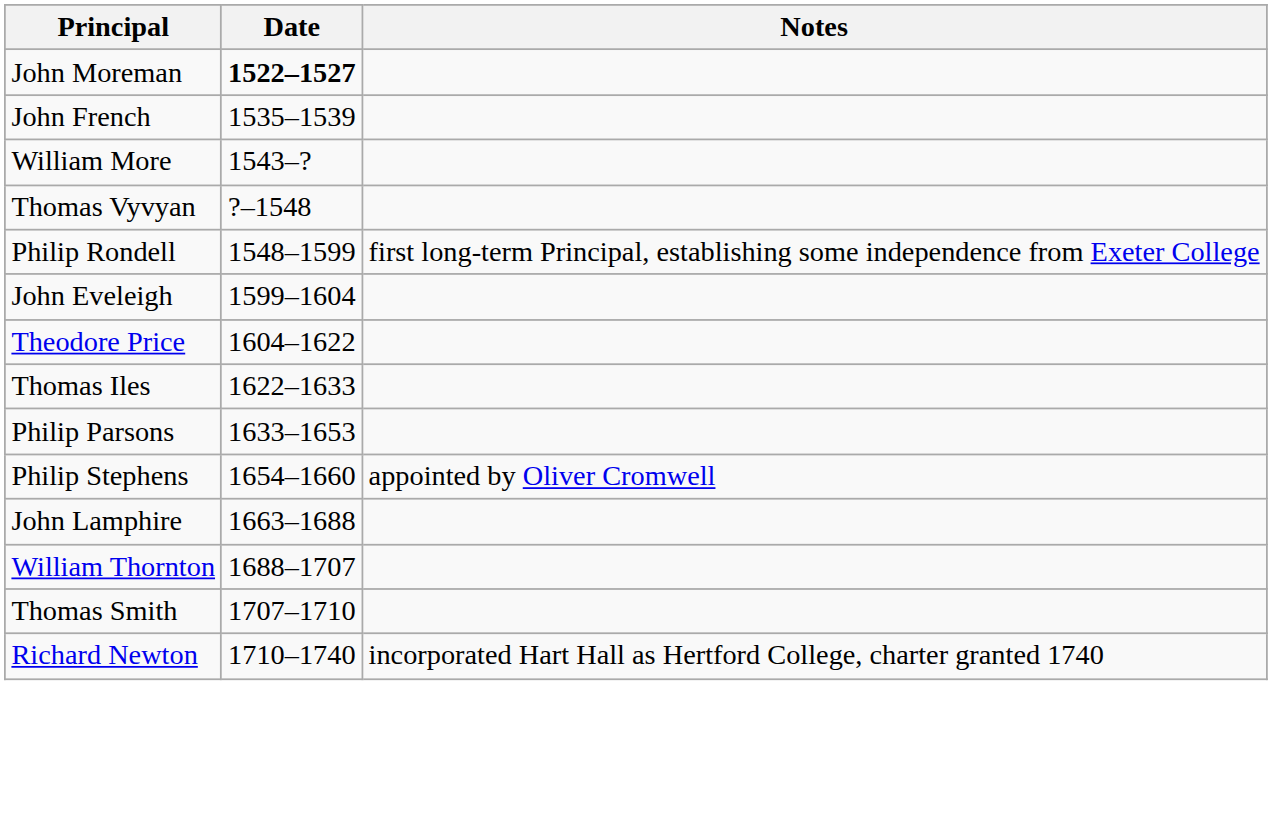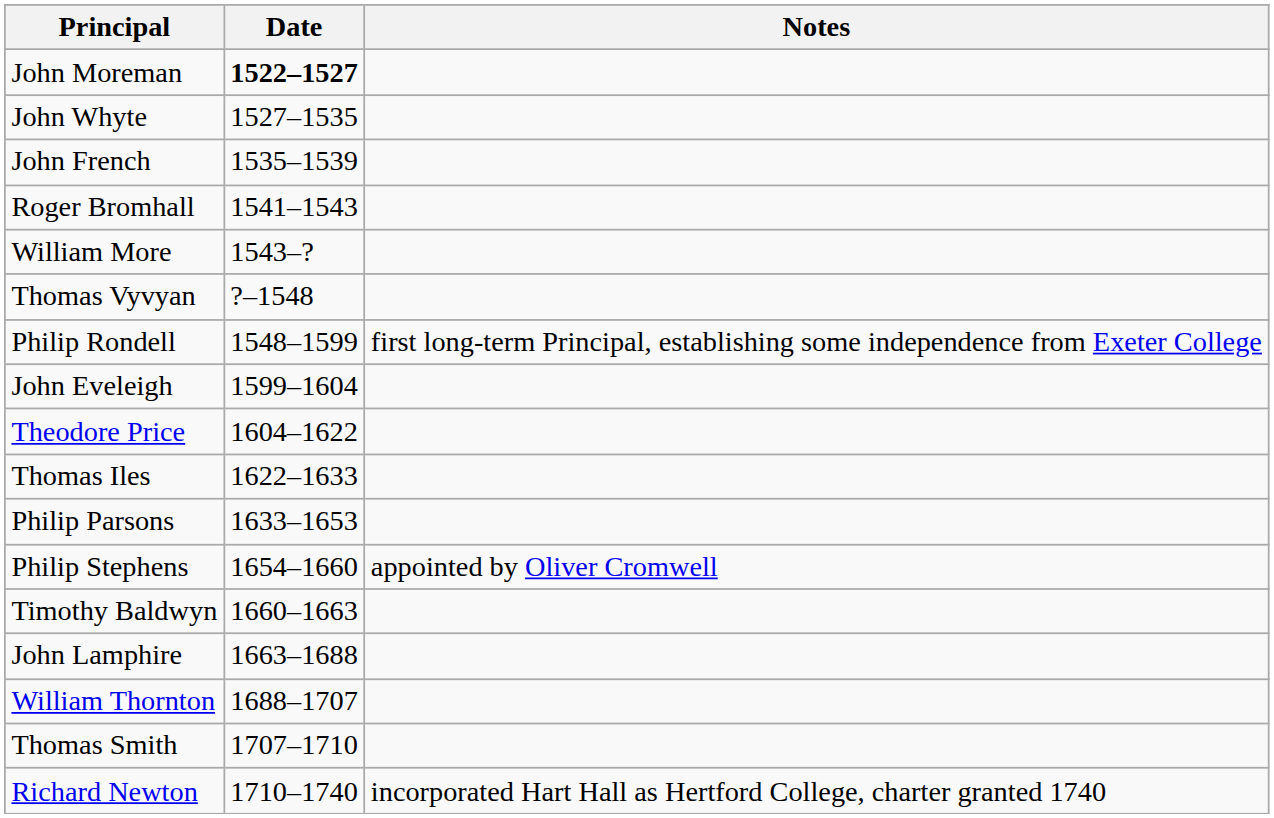+ row: (79, 116)
+ row: (103, 206)
+ row: (114, 610)
